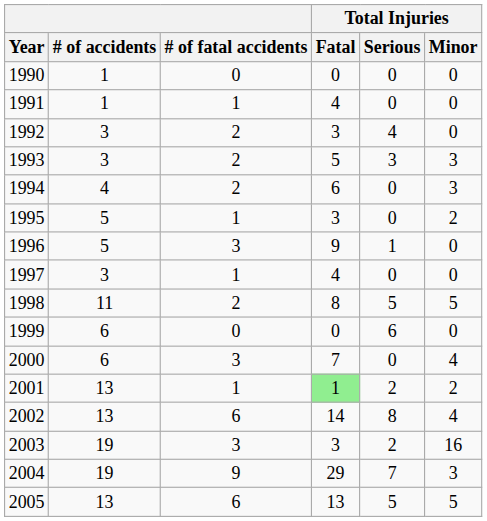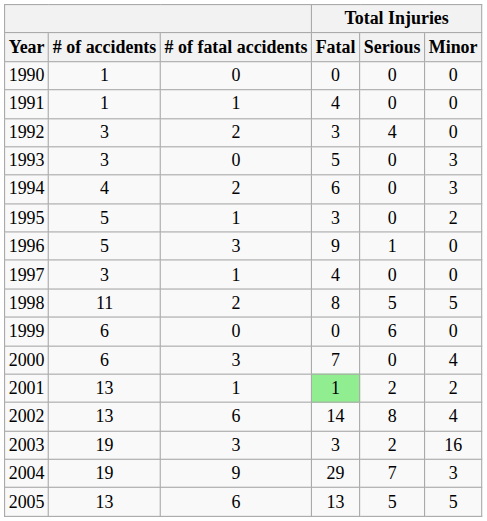(236, 160) 2 -> (236, 160) 0
(392, 160) 3 -> (392, 160) 0
